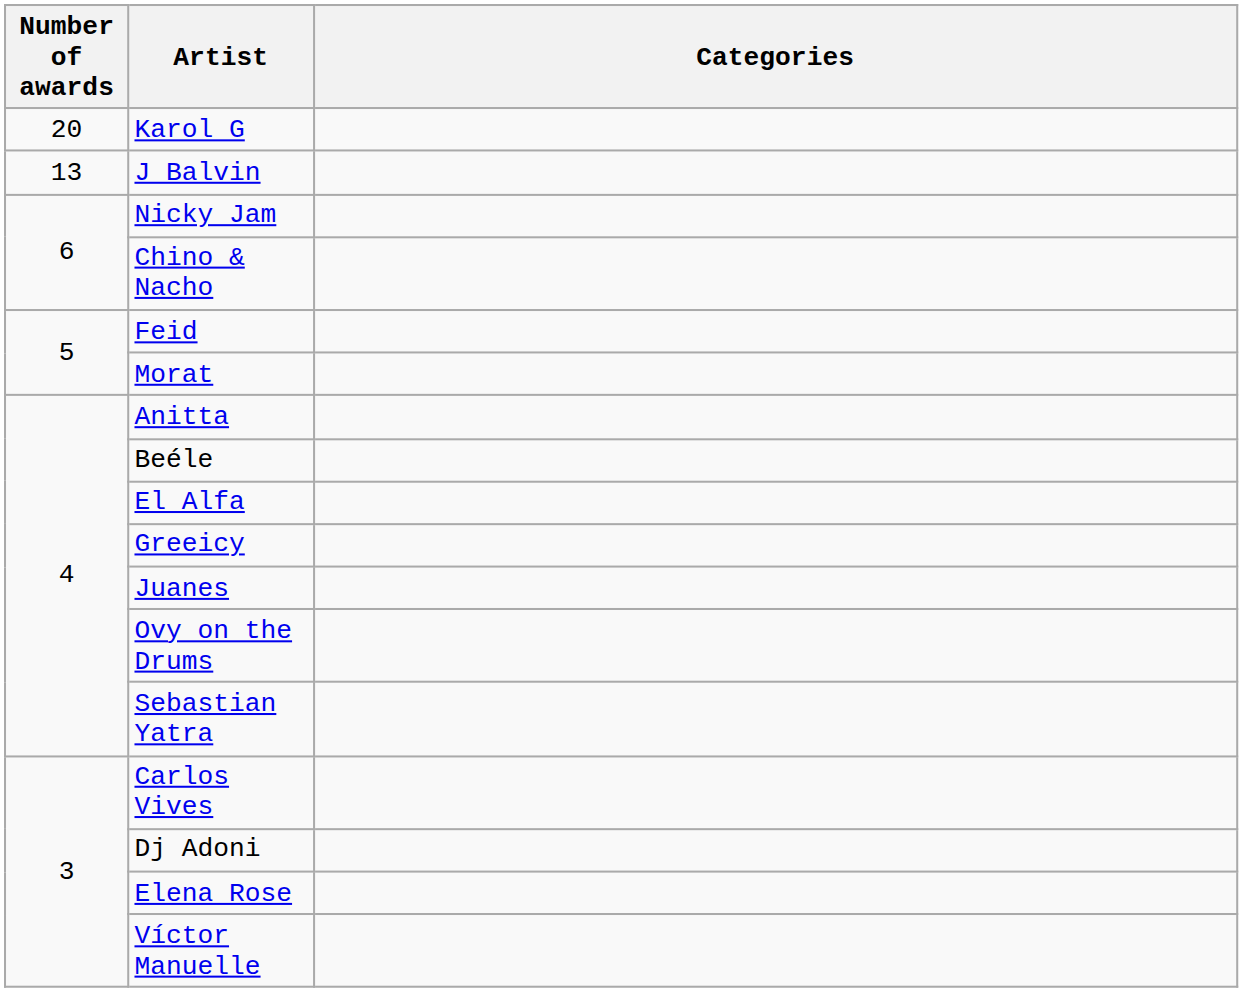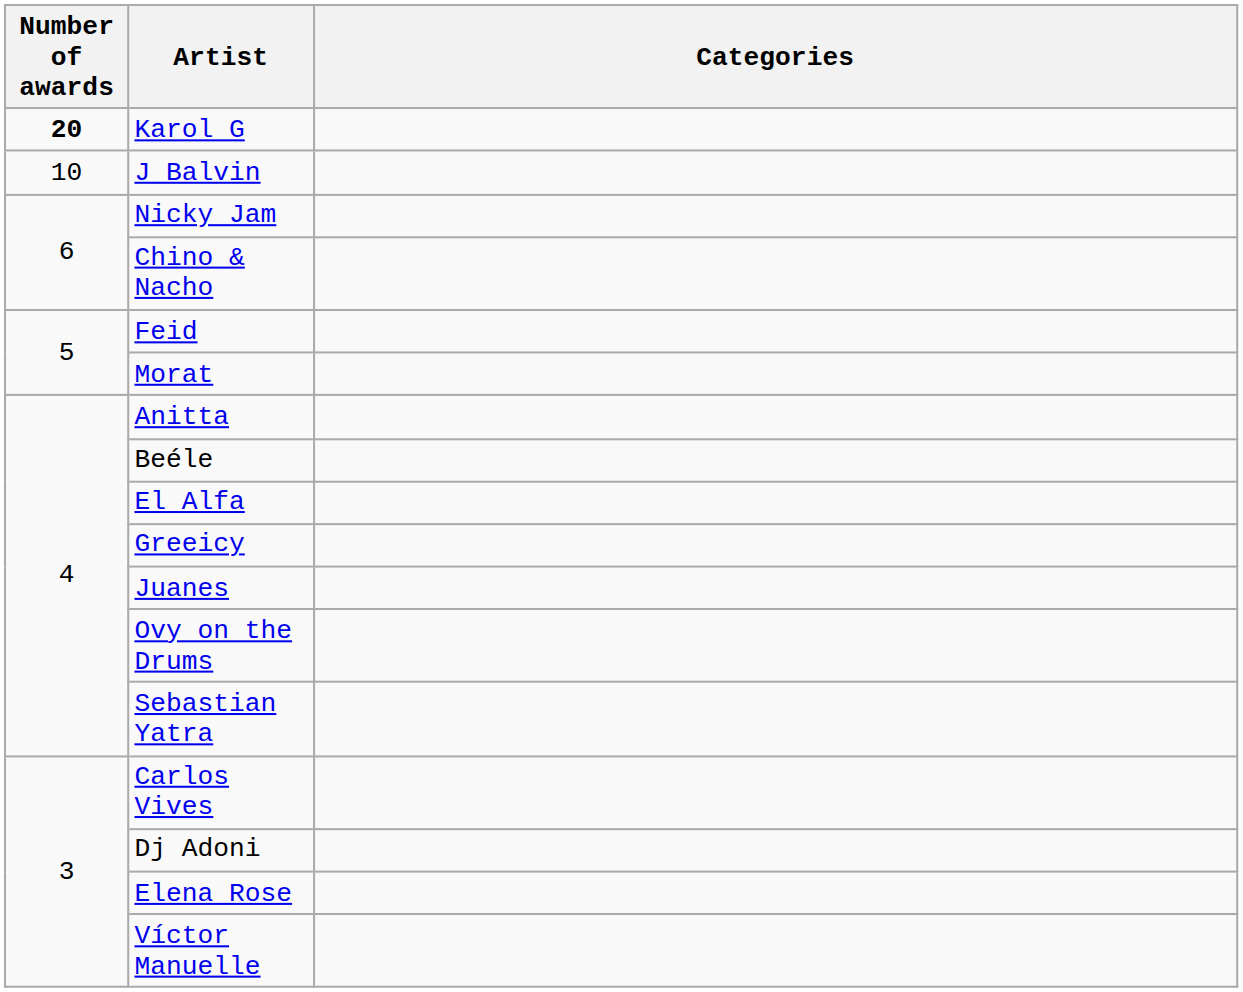(67, 130) normal -> (67, 130) bold
(67, 173) 13 -> (67, 173) 10
